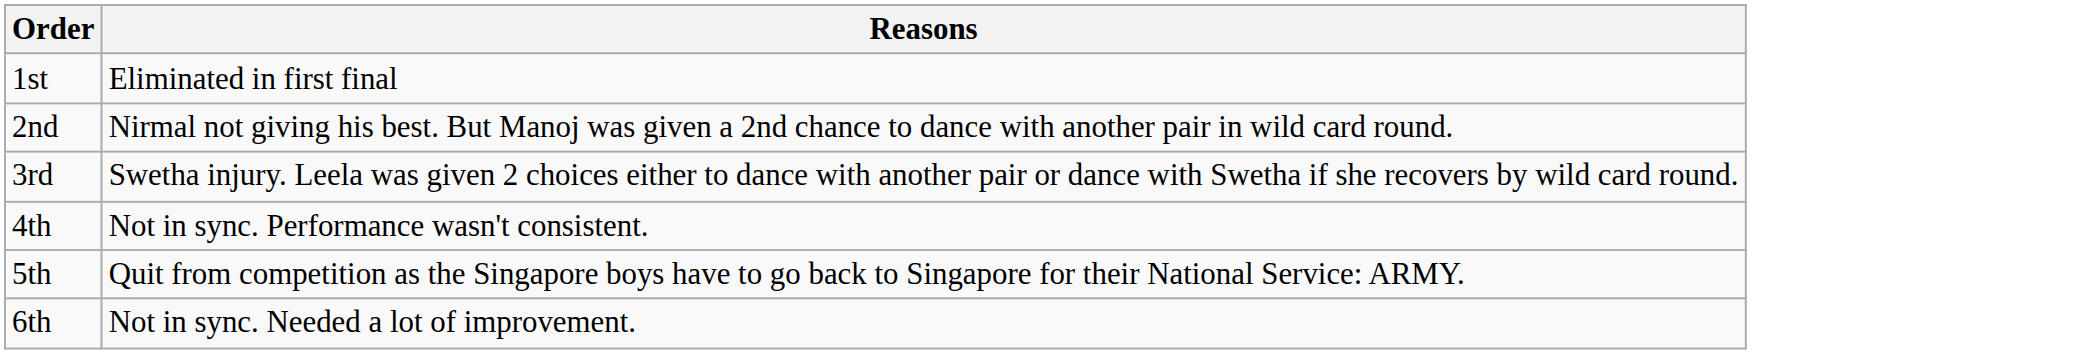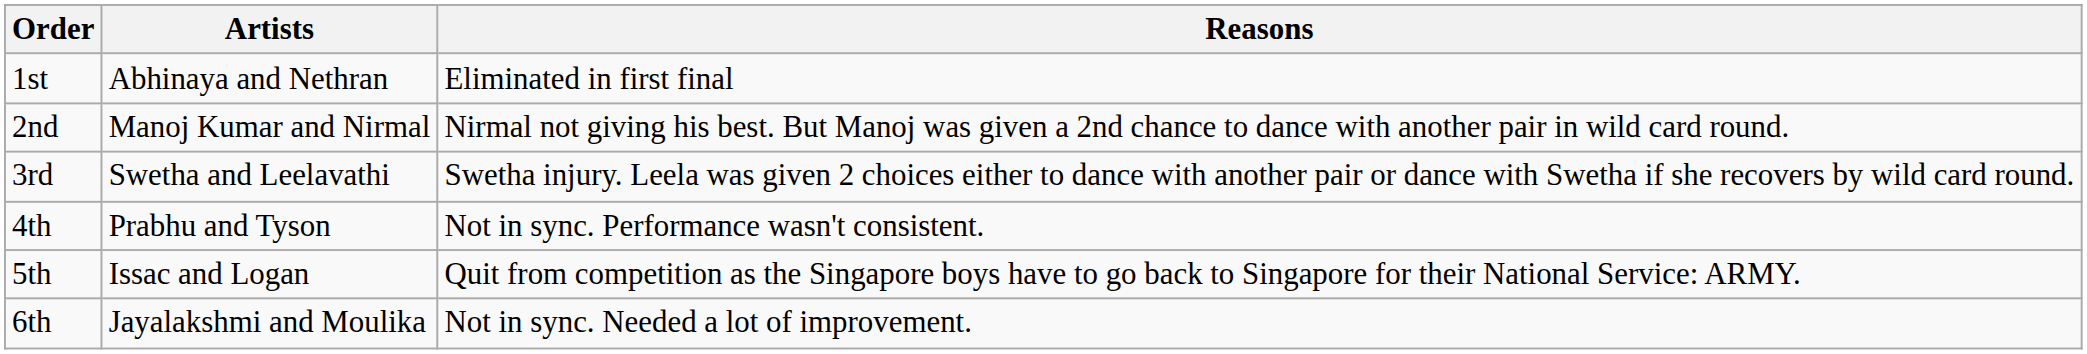+ column: (269, 28)
